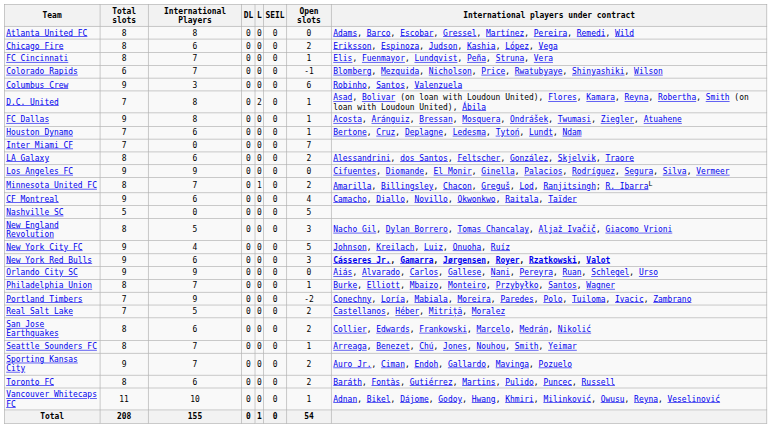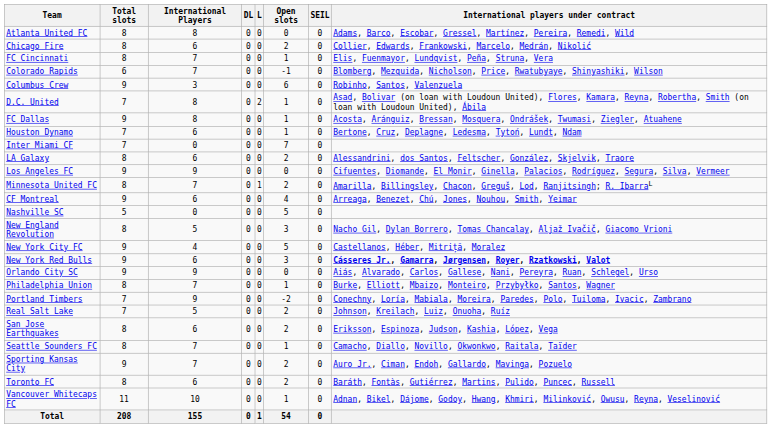columns swapped: (275, 15) <-> (309, 15)
(446, 46) Eriksson, Espinoza, Judson, Kashia, López, Vega -> (462, 46) Collier, Edwards, Frankowski, Marcelo, Medrán, Nikolić
(455, 199) Camacho, Diallo, Novillo, Okwonkwo, Raitala, Taïder -> (455, 199) Arreaga, Benezet, Chú, Jones, Nouhou, Smith, Yeimar
(422, 247) Johnson, Kreilach, Luiz, Onuoha, Ruíz -> (419, 247) Castellanos, Héber, Mitriță, Moralez
(419, 312) Castellanos, Héber, Mitriță, Moralez -> (422, 312) Johnson, Kreilach, Luiz, Onuoha, Ruíz
(462, 329) Collier, Edwards, Frankowski, Marcelo, Medrán, Nikolić -> (446, 329) Eriksson, Espinoza, Judson, Kashia, López, Vega
(455, 347) Arreaga, Benezet, Chú, Jones, Nouhou, Smith, Yeimar -> (455, 347) Camacho, Diallo, Novillo, Okwonkwo, Raitala, Taïder
